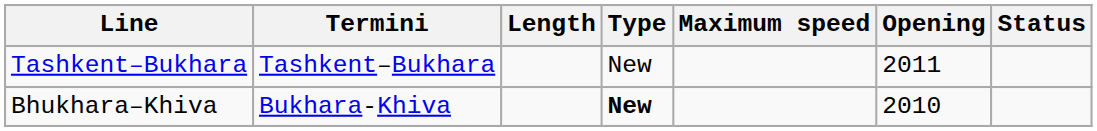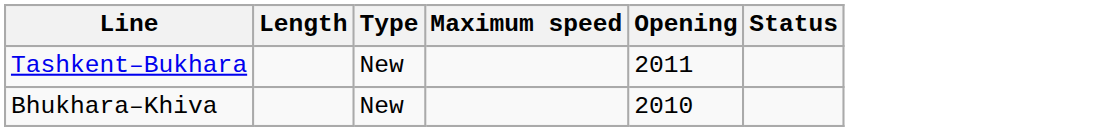- column: (377, 25)
(630, 106) bold -> (382, 106) normal
